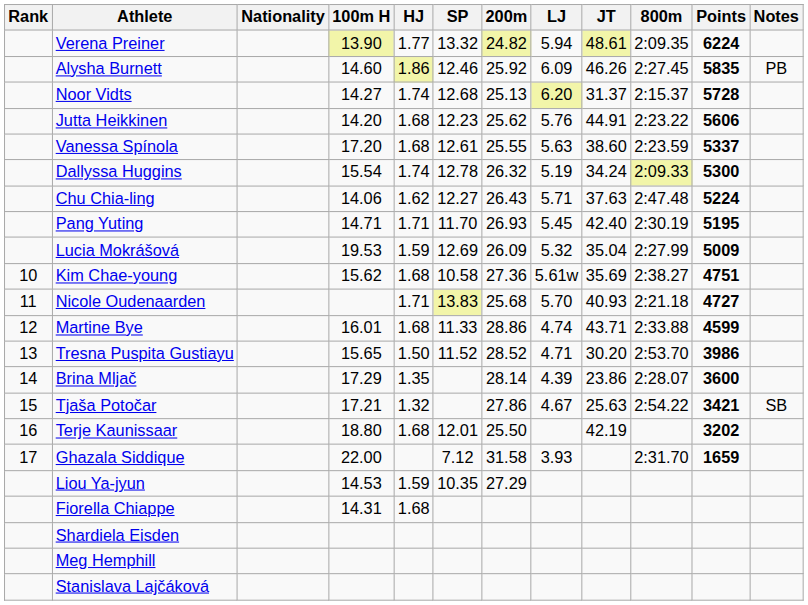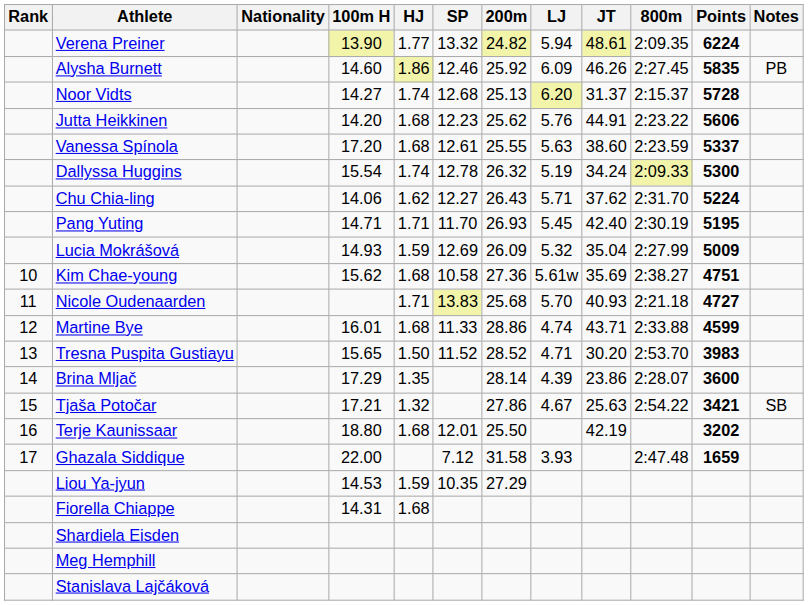(606, 198) 37.63 -> (606, 198) 37.62
(661, 198) 2:47.48 -> (661, 198) 2:31.70
(361, 250) 19.53 -> (361, 250) 14.93
(721, 353) 3986 -> (721, 353) 3983
(661, 457) 2:31.70 -> (661, 457) 2:47.48
